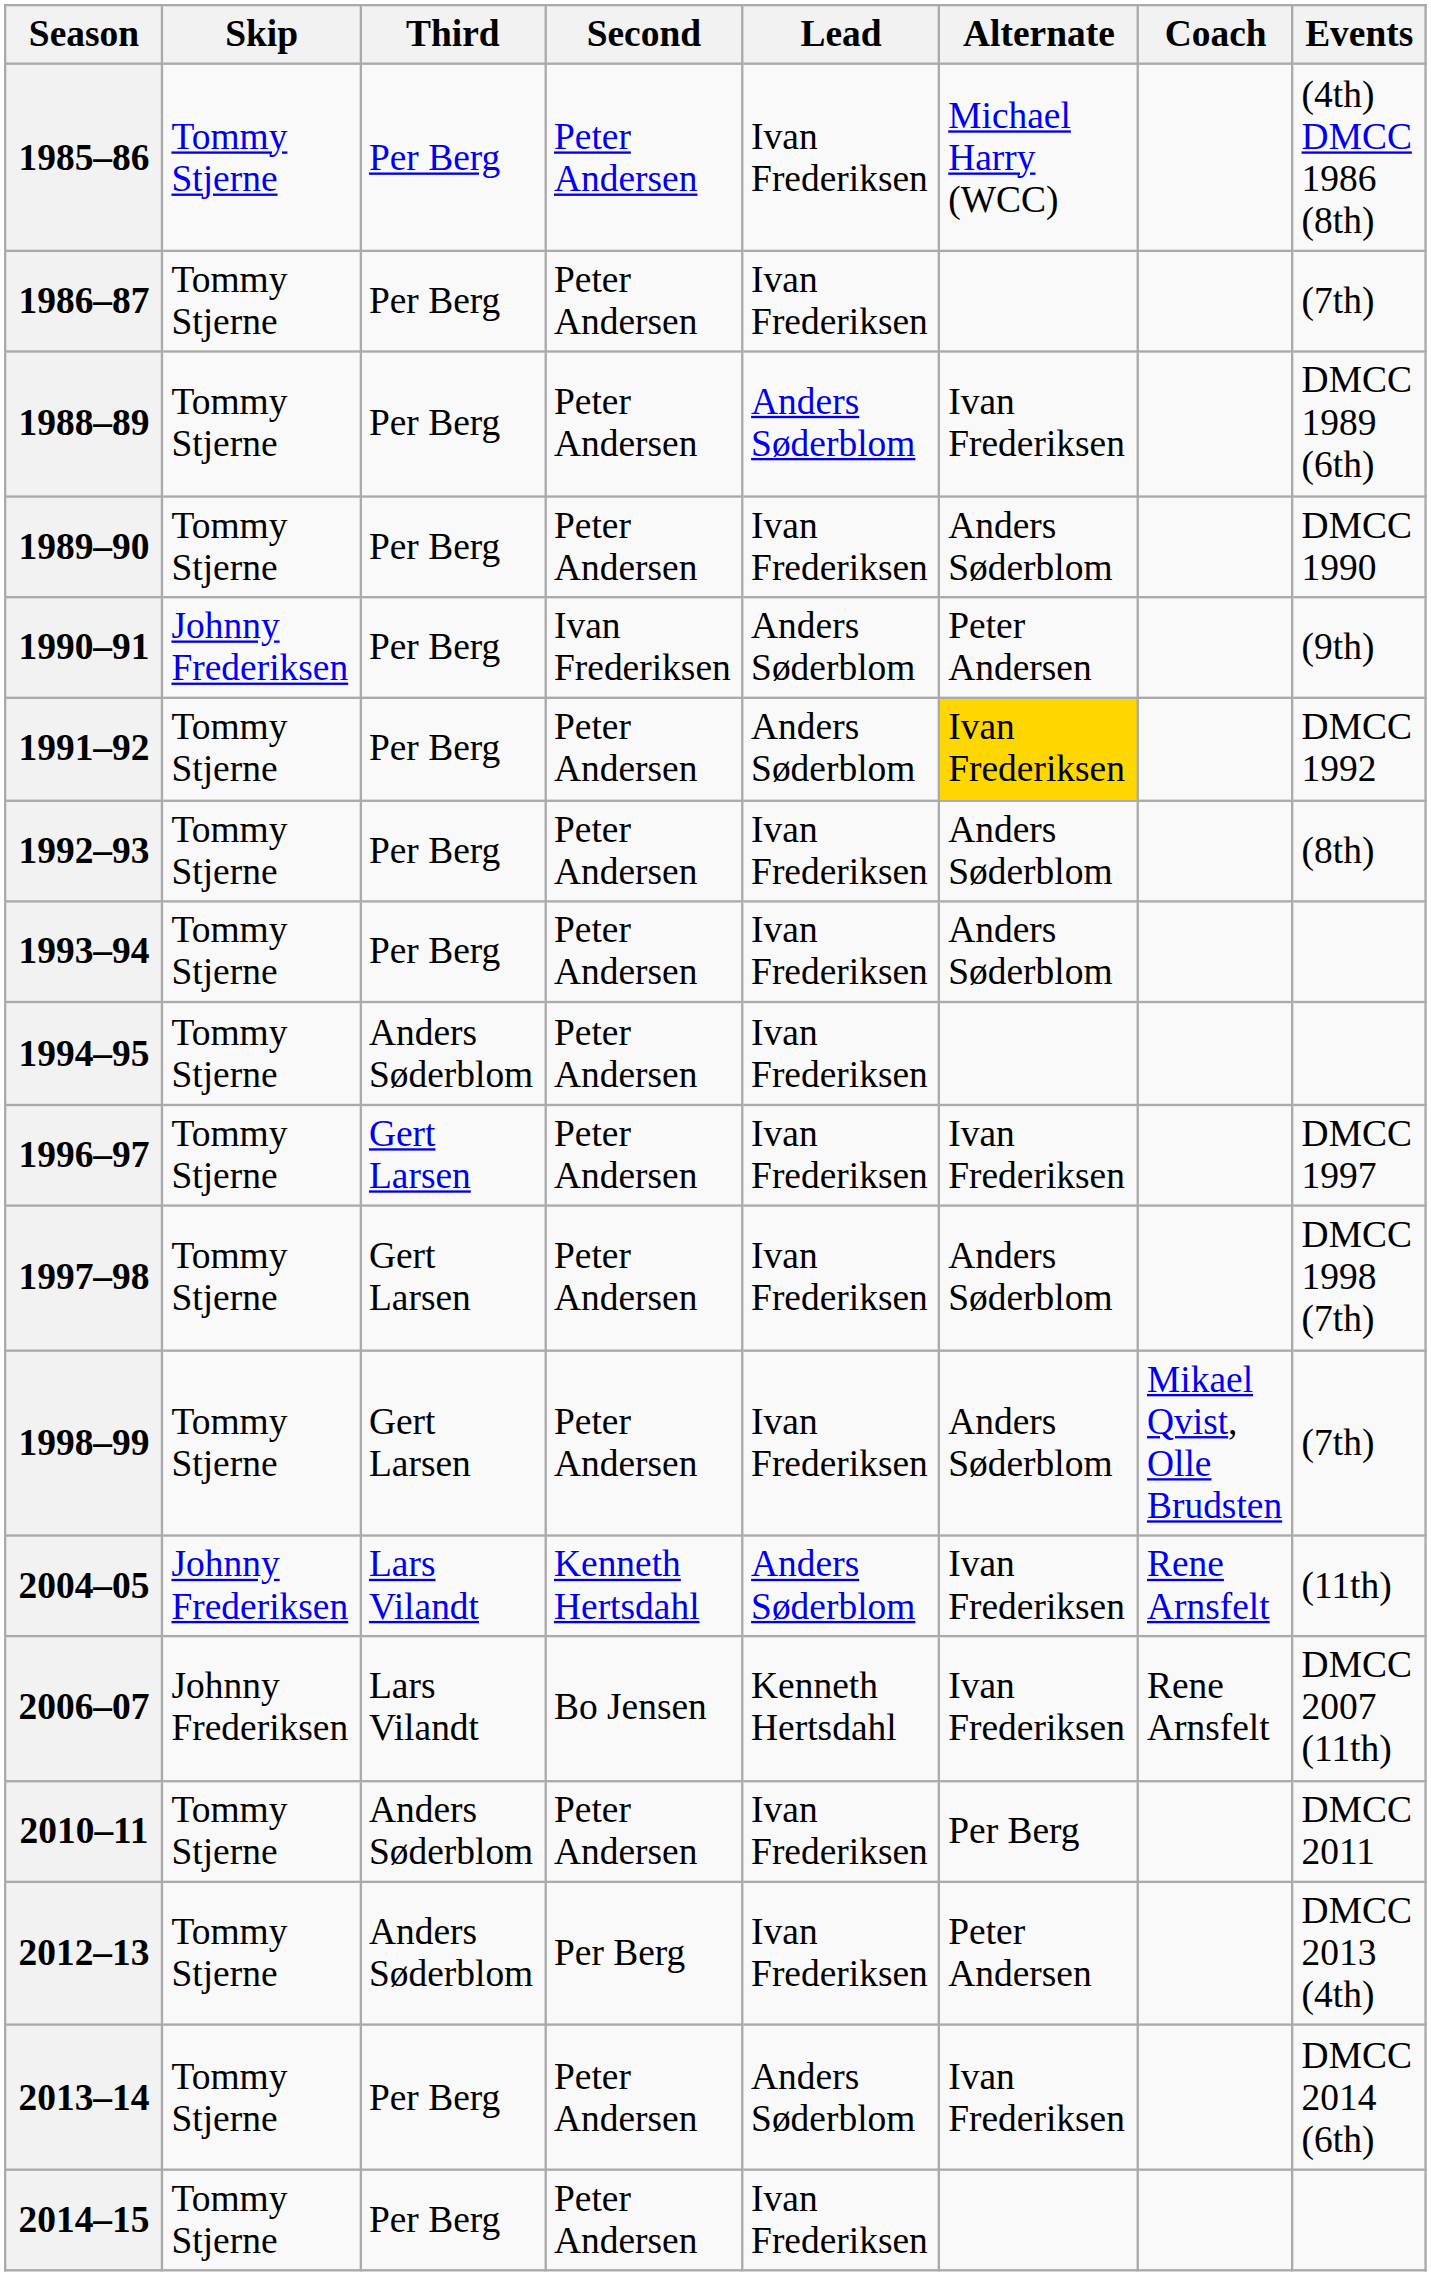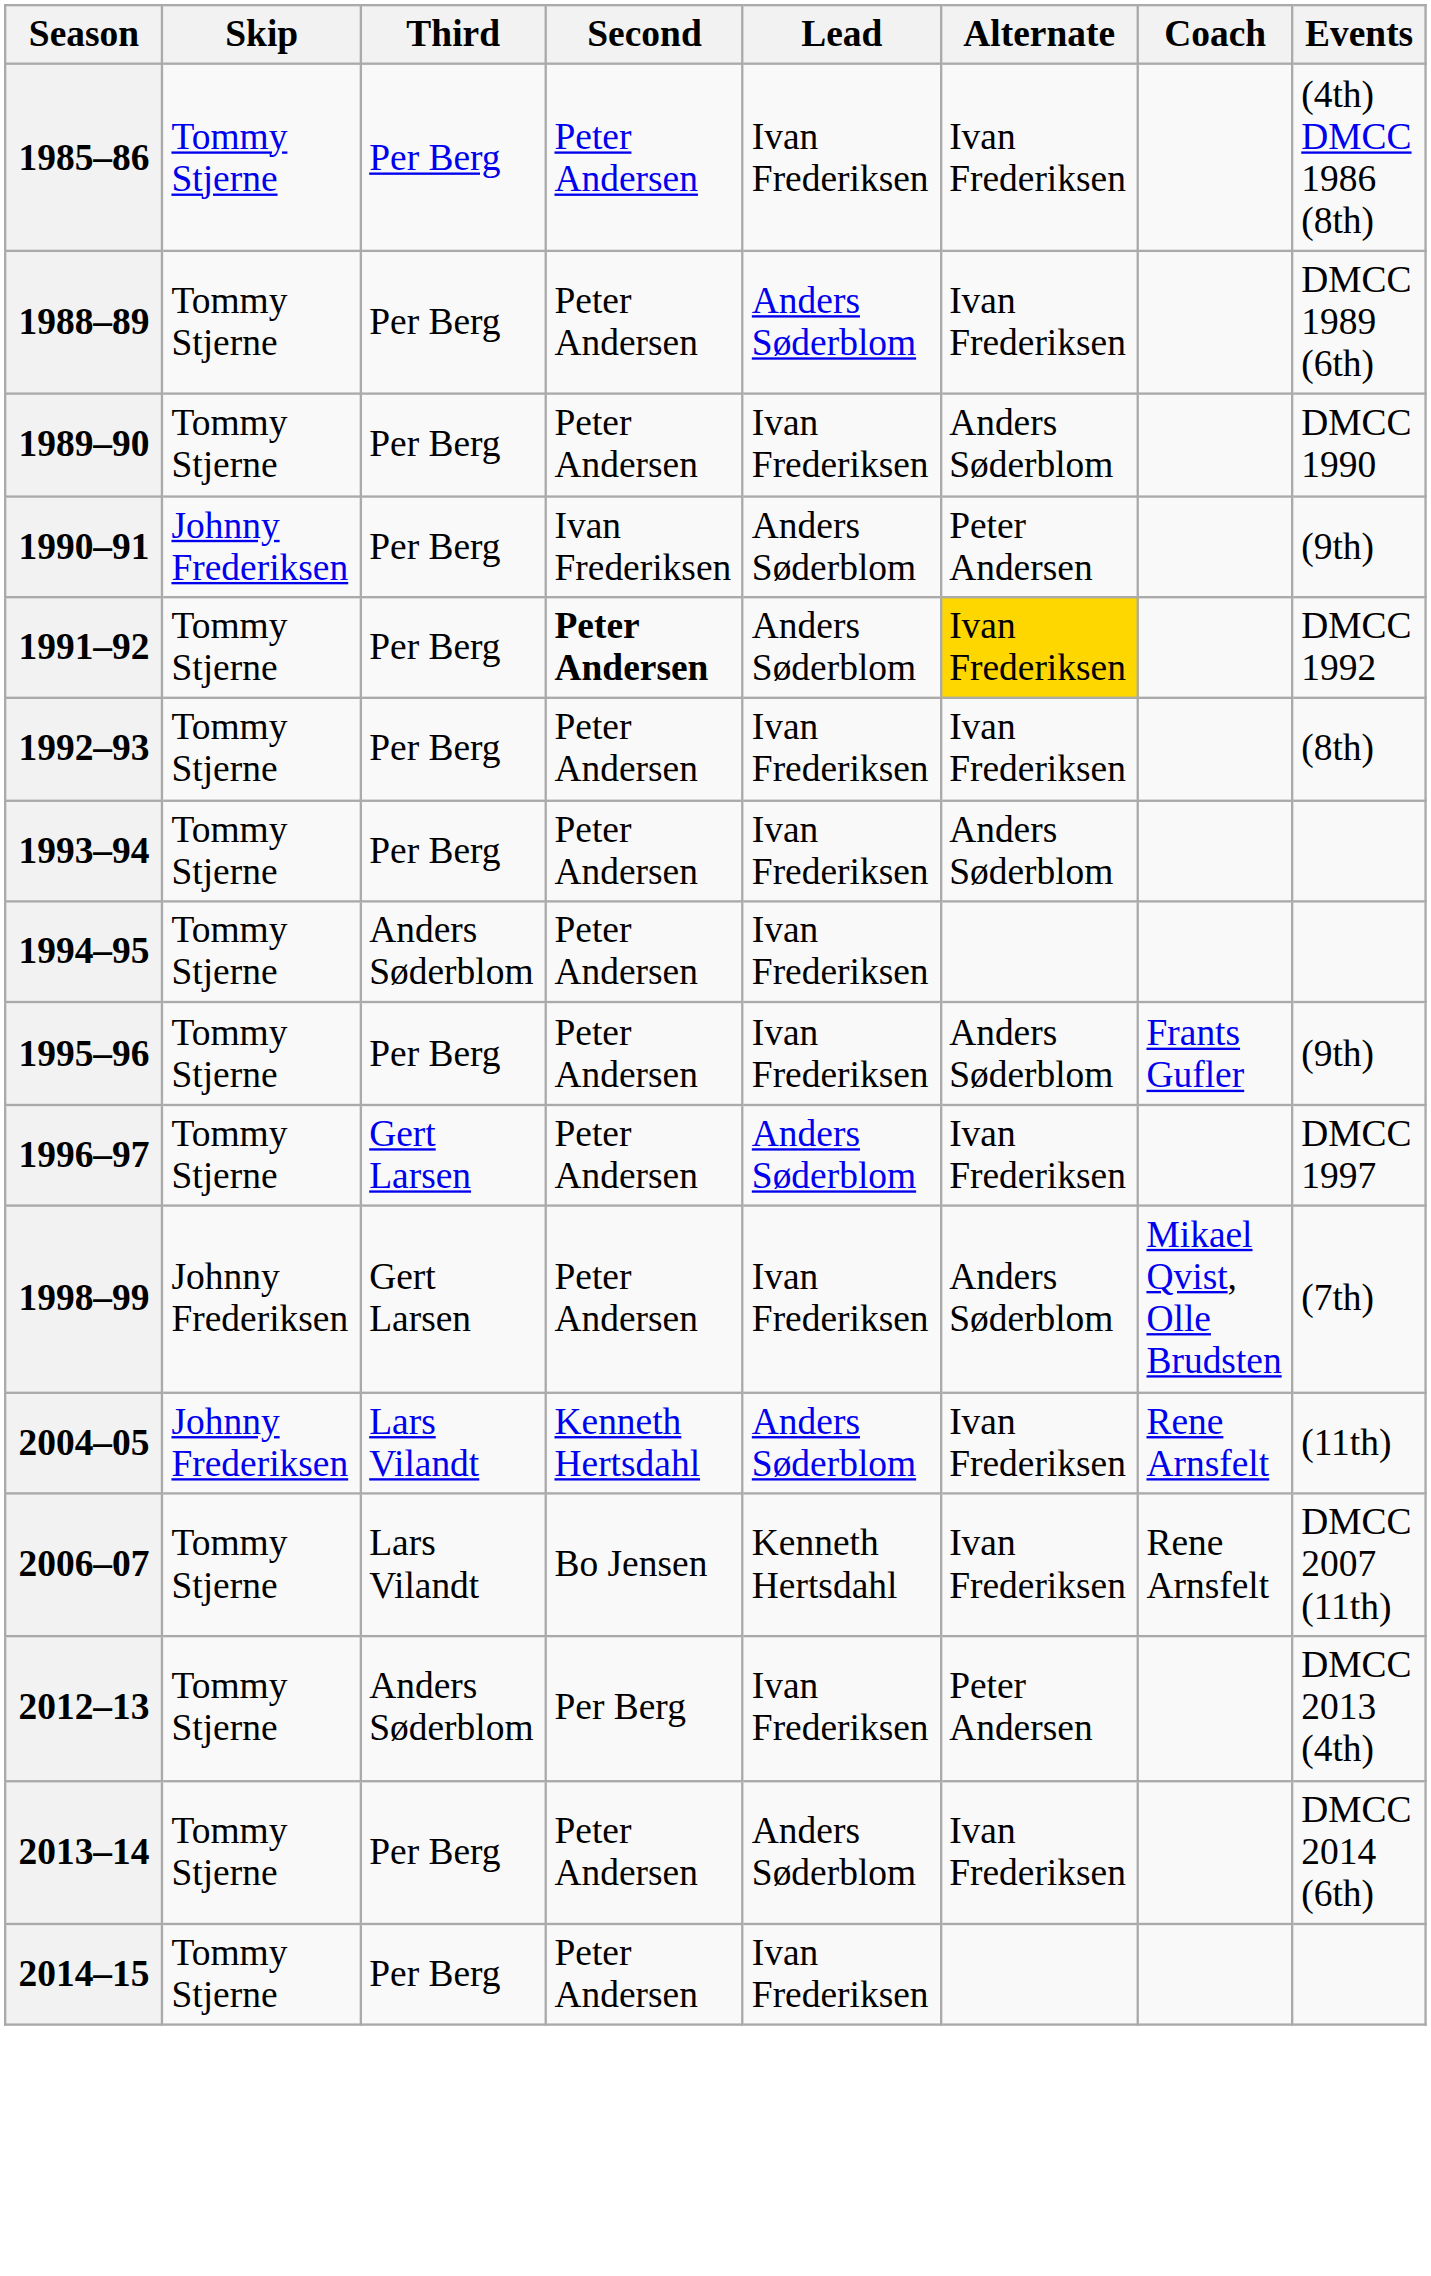(1010, 156) Michael Harry (WCC) -> (1038, 156) Ivan Frederiksen
- row: (84, 300)
(626, 748) normal -> (631, 646) bold
(1030, 849) Anders Søderblom -> (1038, 748) Ivan Frederiksen
+ row: (84, 1052)
(839, 1154) Ivan Frederiksen -> (834, 1154) Anders Søderblom
- row: (84, 1277)
(229, 1441) Tommy Stjerne -> (260, 1298) Johnny Frederiksen
(260, 1707) Johnny Frederiksen -> (229, 1564) Tommy Stjerne
- row: (84, 1830)
